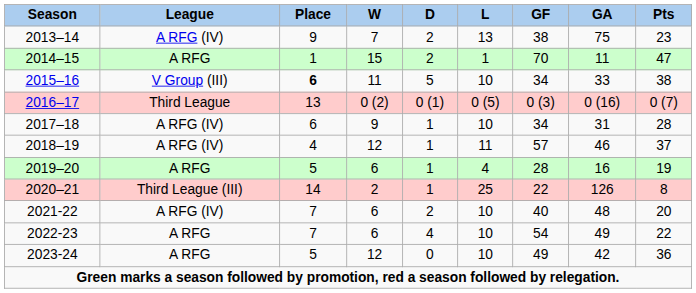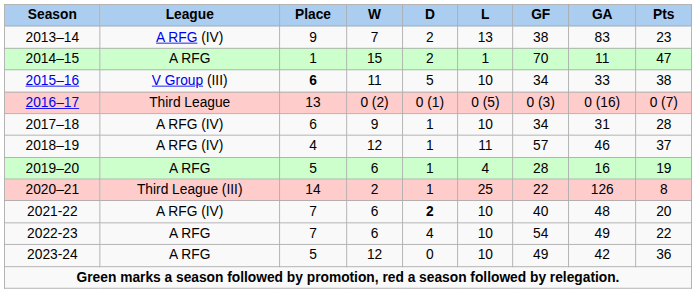(602, 37) 75 -> (602, 37) 83
(430, 211) normal -> (430, 211) bold
